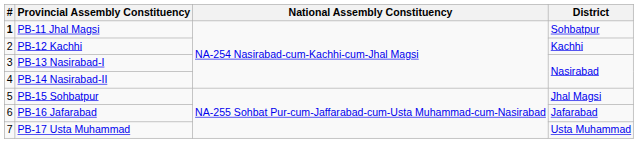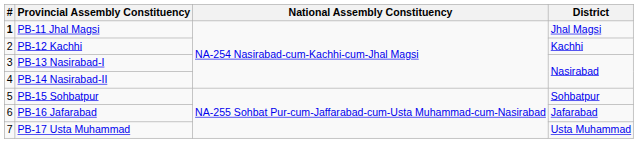(575, 29) Sohbatpur -> (576, 29) Jhal Magsi
(576, 96) Jhal Magsi -> (575, 96) Sohbatpur
